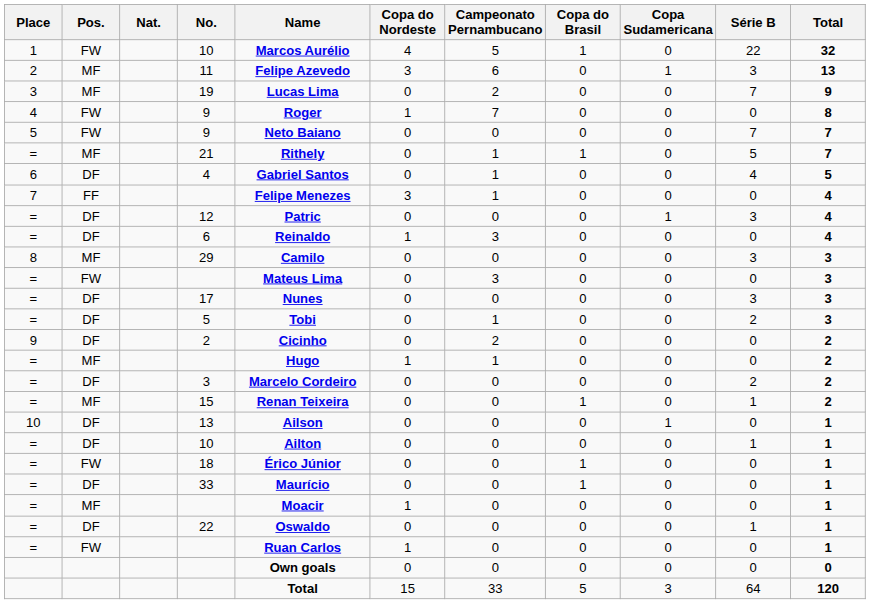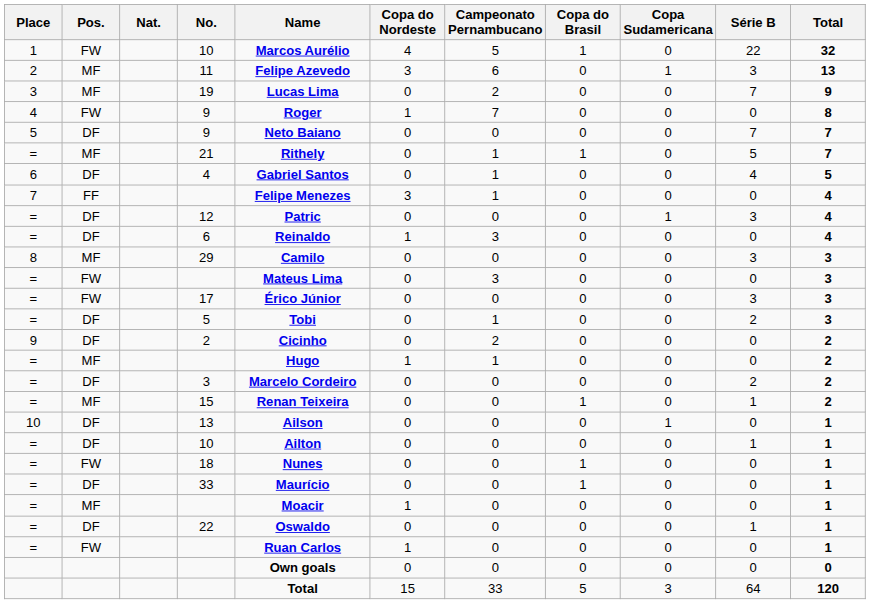(91, 133) FW -> (91, 133) DF
(91, 299) DF -> (91, 299) FW
(303, 299) Nunes -> (303, 299) Érico Júnior
(303, 464) Érico Júnior -> (303, 464) Nunes
